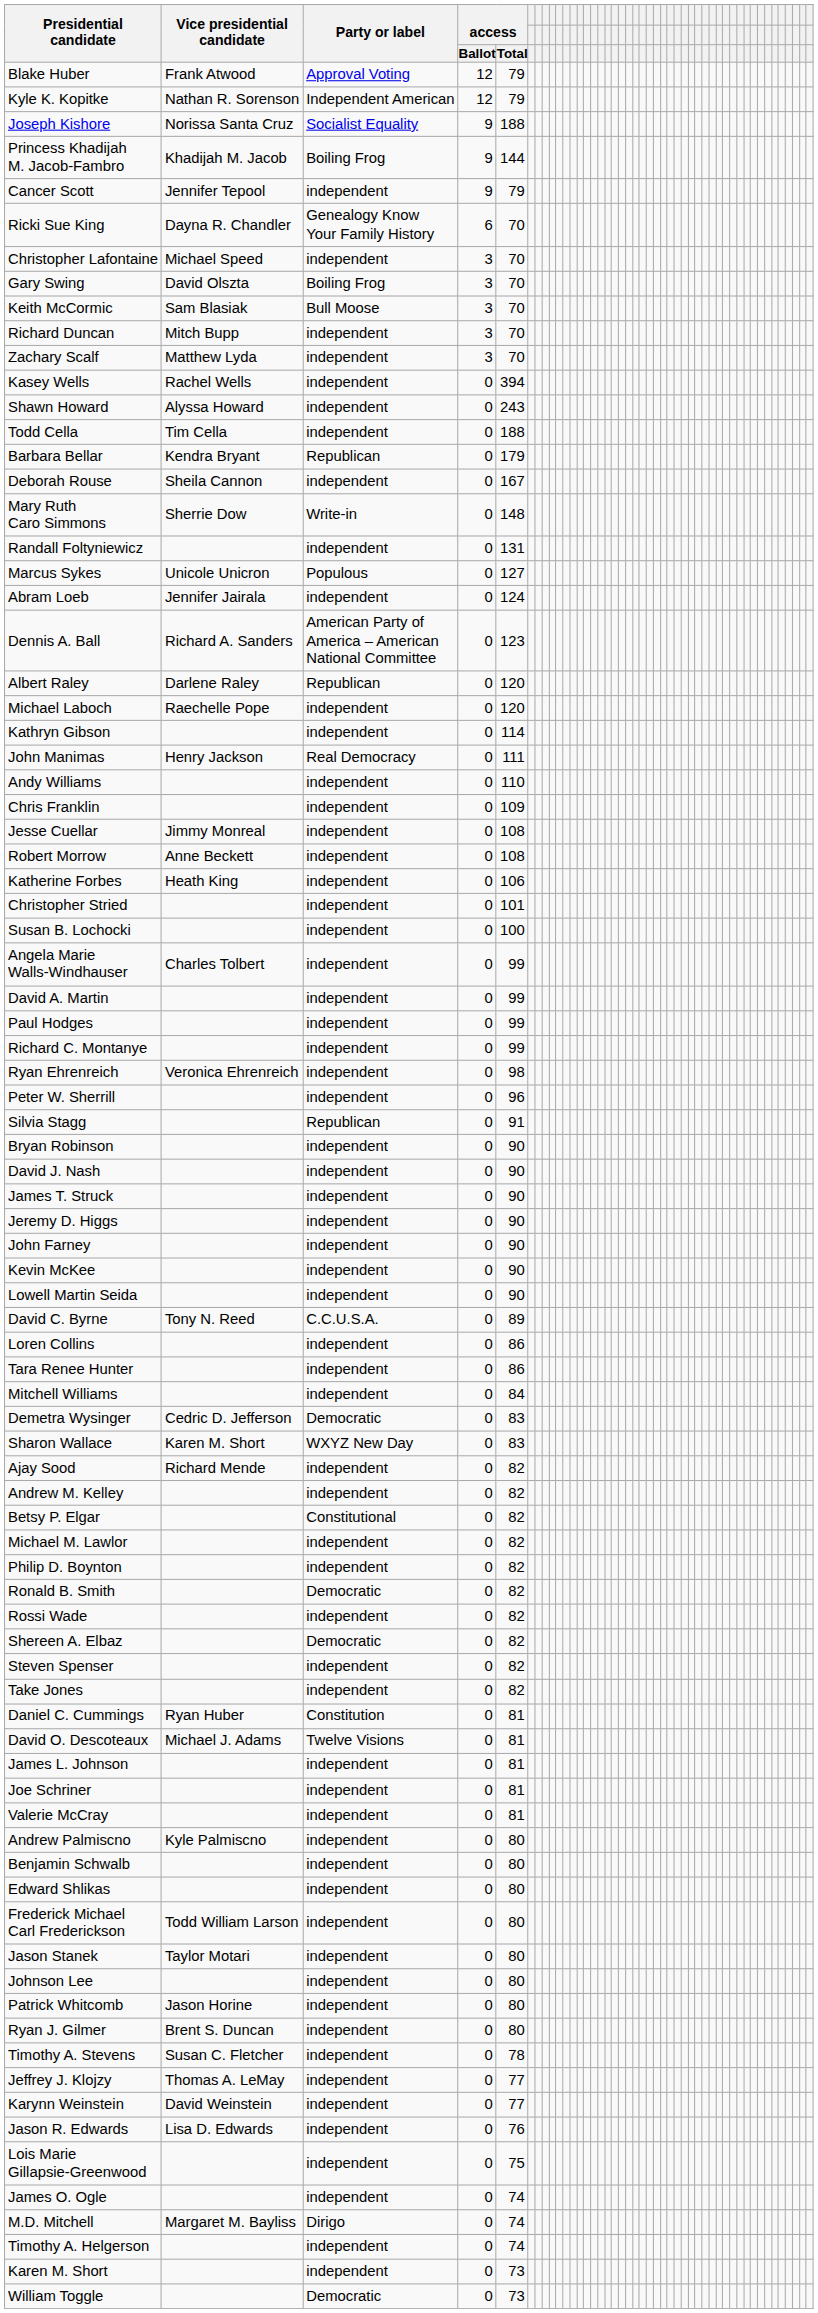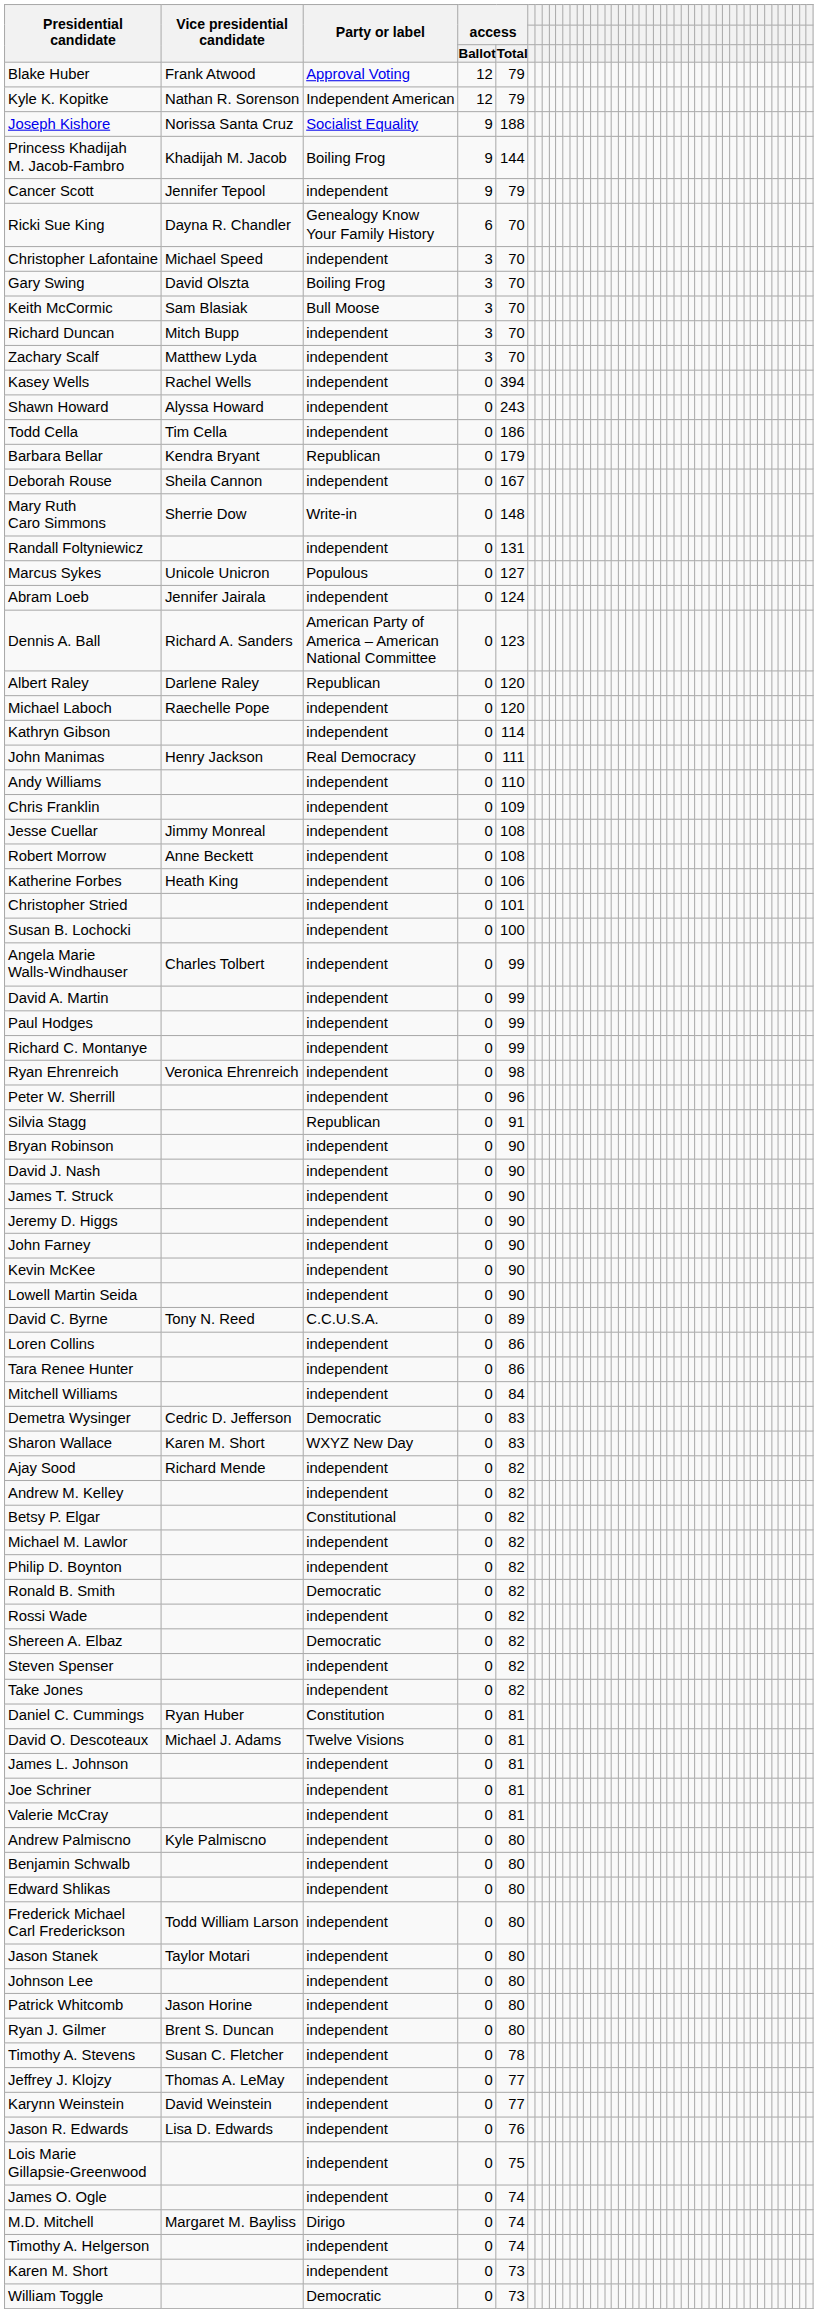(512, 432) 188 -> (512, 432) 186
